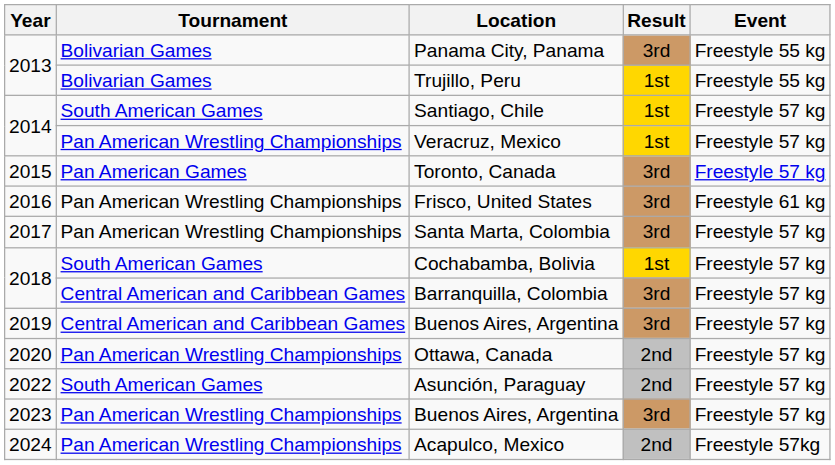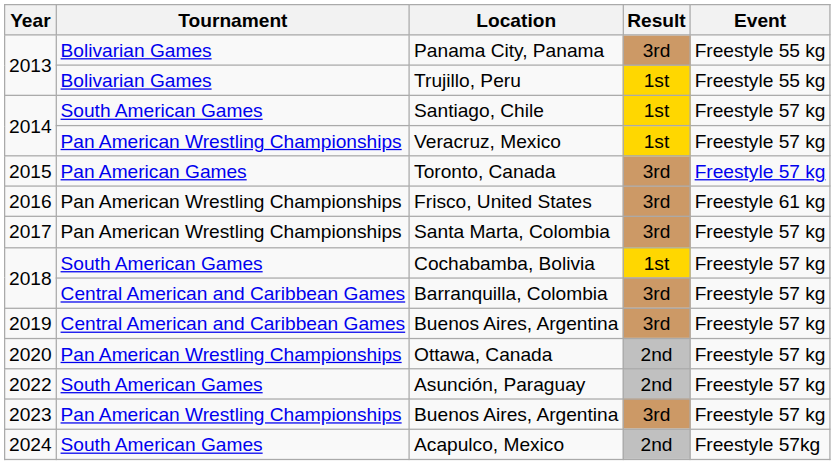(231, 444) Pan American Wrestling Championships -> (162, 444) South American Games
